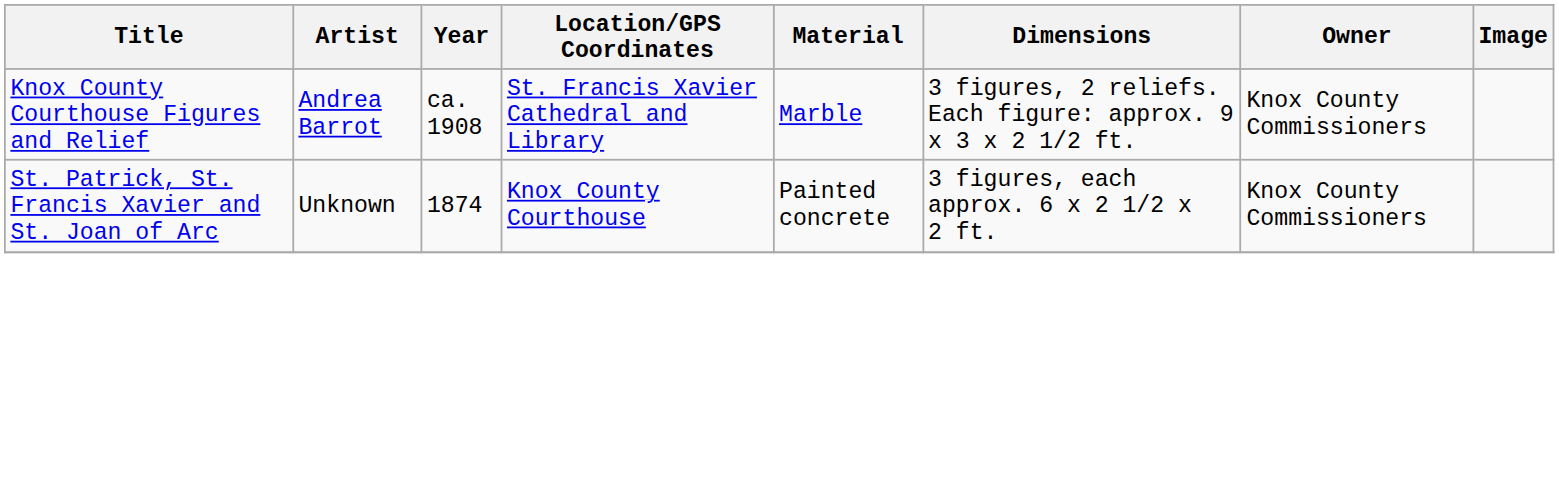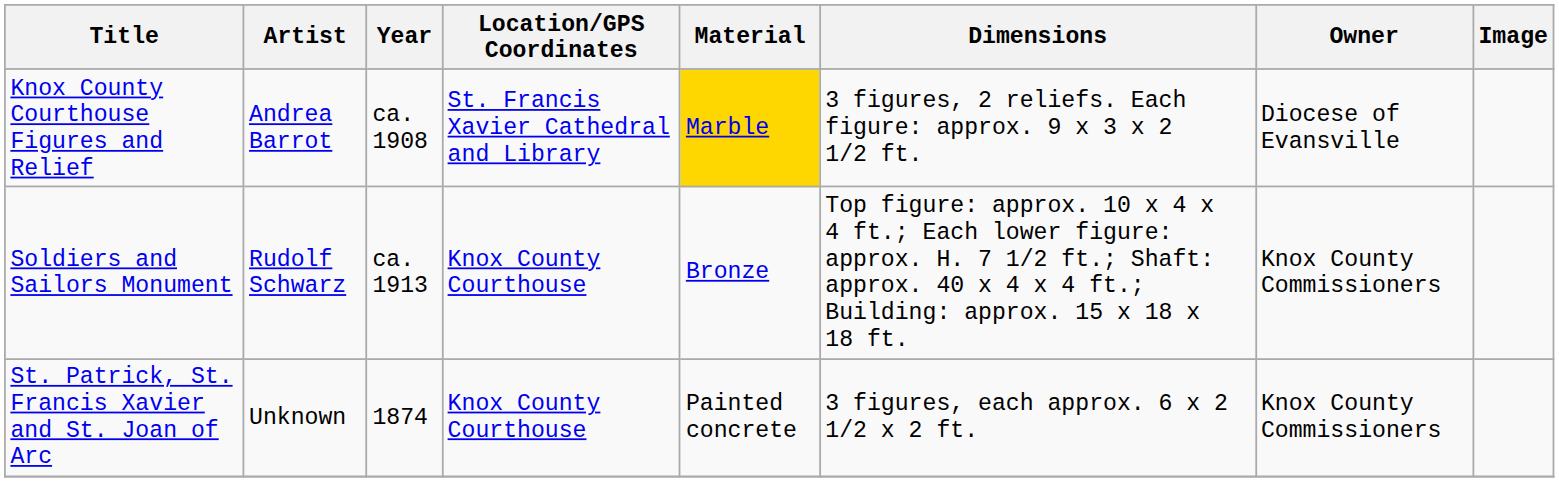(821, 115) no background -> (728, 128) gold background
(1337, 115) Knox County Commissioners -> (1330, 128) Diocese of Evansville
+ row: (121, 273)
